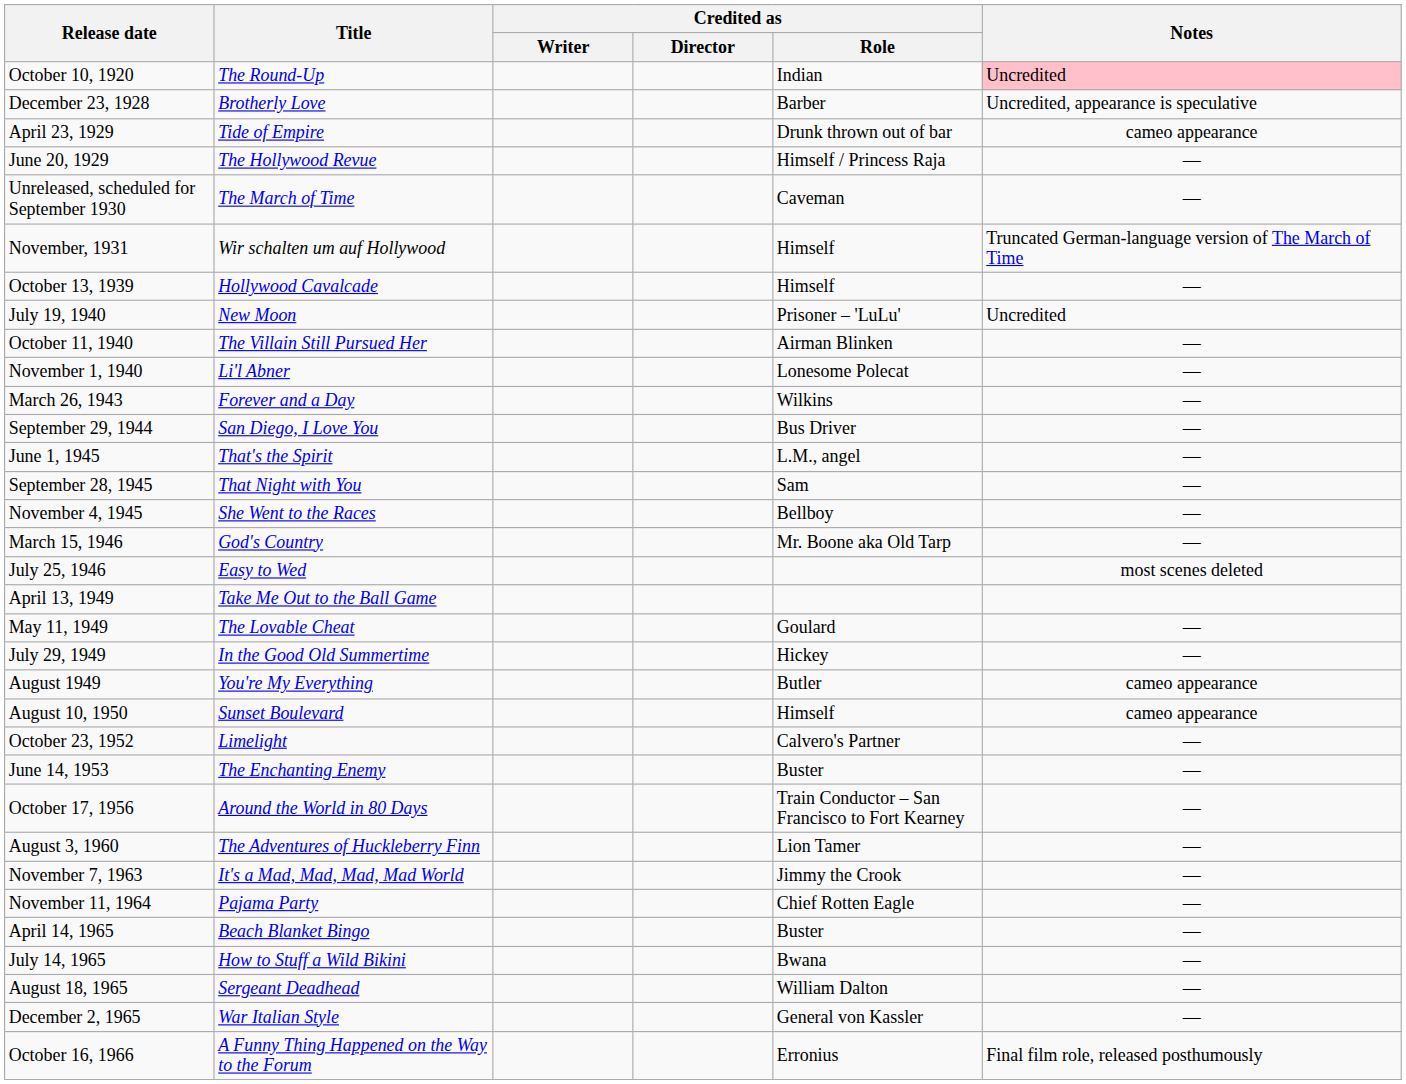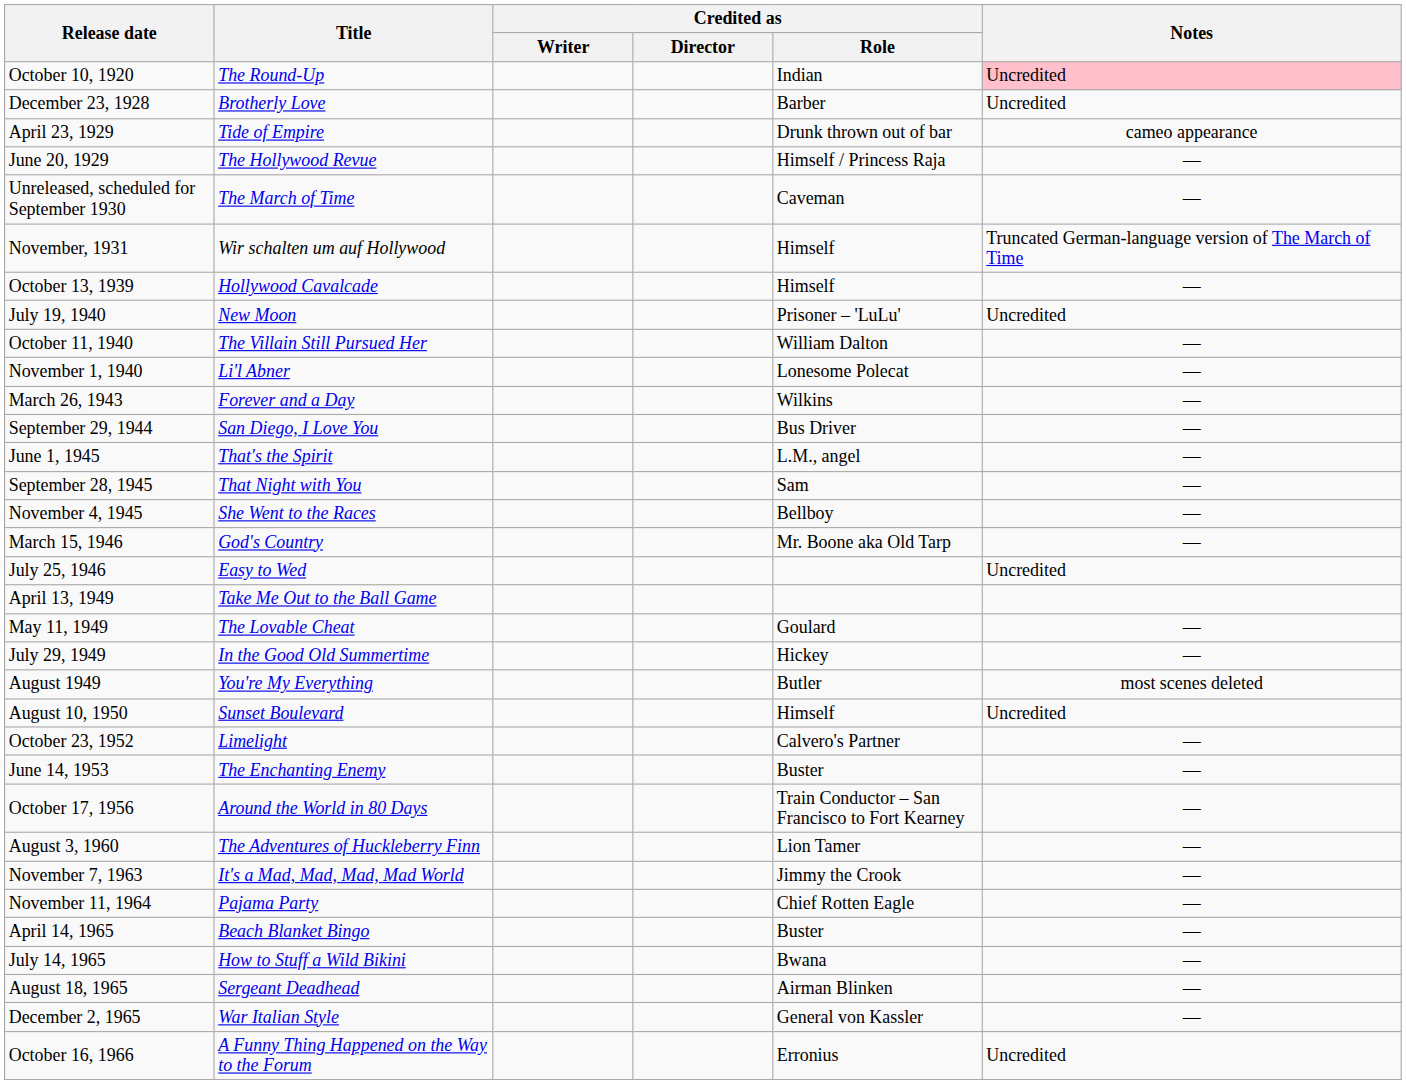(1122, 103) Uncredited, appearance is speculative -> (1026, 103) Uncredited
(835, 343) Airman Blinken -> (832, 343) William Dalton
(1192, 570) most scenes deleted -> (1026, 570) Uncredited
(1192, 684) cameo appearance -> (1192, 684) most scenes deleted
(1192, 712) cameo appearance -> (1026, 712) Uncredited
(832, 988) William Dalton -> (835, 988) Airman Blinken
(1124, 1055) Final film role, released posthumously -> (1026, 1055) Uncredited
